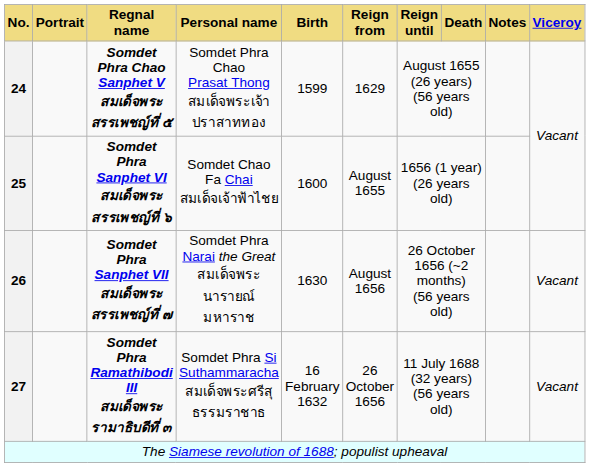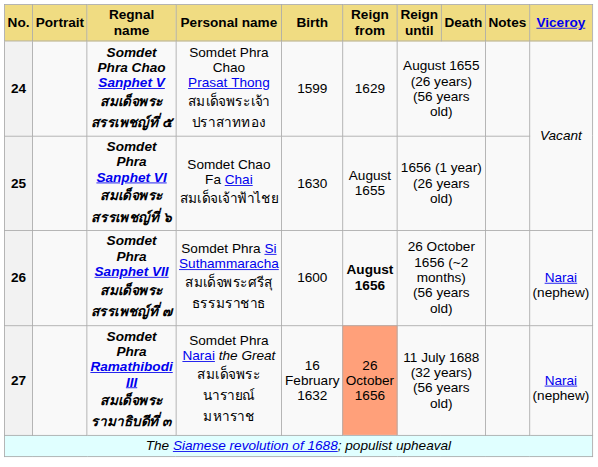(312, 183) 1600 -> (312, 183) 1630
(229, 279) Somdet Phra Narai the Great สมเด็จพระนารายณ์มหาราช -> (229, 276) Somdet Phra Si Suthammaracha สมเด็จพระศรีสุธรรมราชาธ
(312, 281) 1630 -> (312, 278) 1600
(370, 281) normal -> (370, 278) bold
(557, 281) Vacant -> (561, 285) Narai (nephew)
(229, 385) Somdet Phra Si Suthammaracha สมเด็จพระศรีสุธรรมราชาธ -> (229, 379) Somdet Phra Narai the Great สมเด็จพระนารายณ์มหาราช
(370, 386) no background -> (370, 380) lightsalmon background
(557, 386) Vacant -> (561, 388) Narai (nephew)
